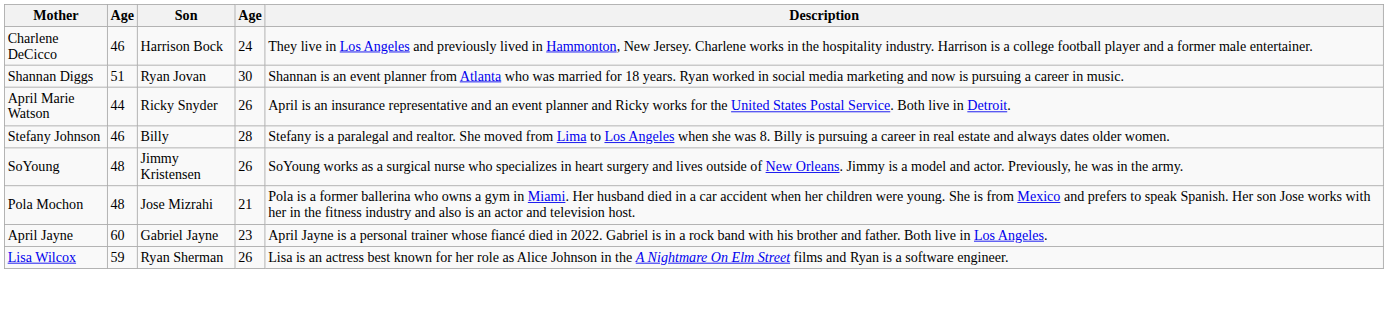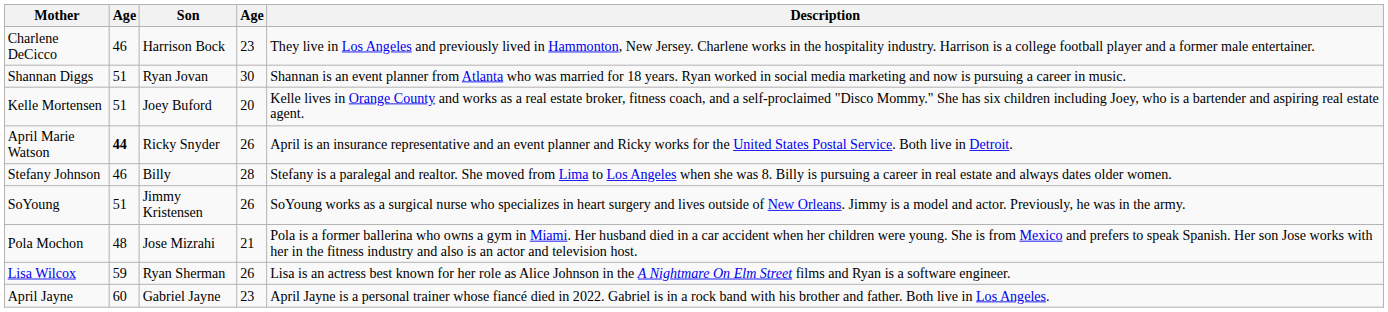(245, 45) 24 -> (247, 45) 23
+ row: (55, 106)
(118, 106) normal -> (120, 144) bold
(118, 166) 48 -> (120, 205) 51
rows swapped: (40, 235) <-> (42, 257)
